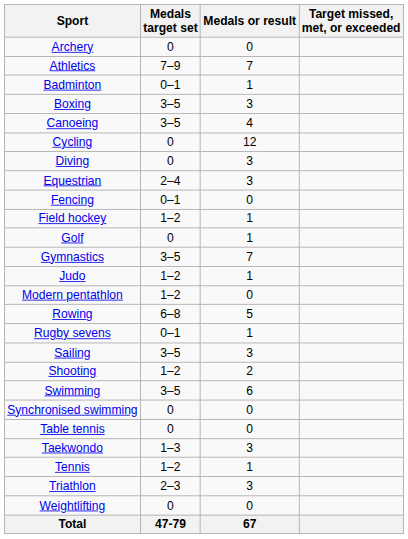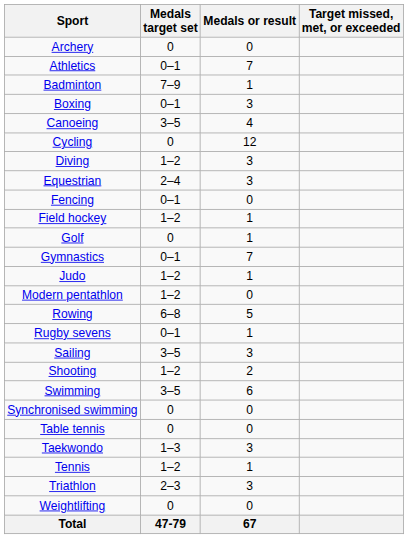(170, 66) 7–9 -> (170, 66) 0–1
(170, 85) 0–1 -> (170, 85) 7–9
(170, 104) 3–5 -> (170, 104) 0–1
(170, 162) 0 -> (170, 162) 1–2
(170, 257) 3–5 -> (170, 257) 0–1
